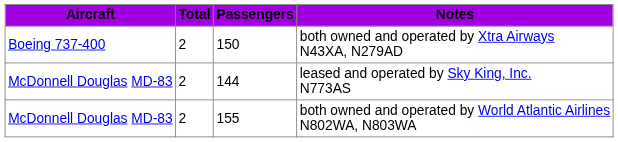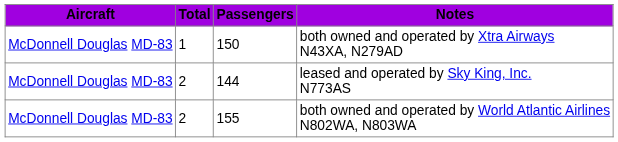(57, 44) Boeing 737-400 -> (90, 44) McDonnell Douglas MD-83
(182, 44) 2 -> (182, 44) 1
